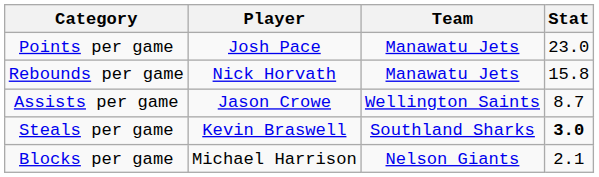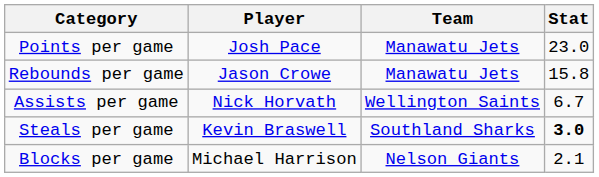(274, 75) Nick Horvath -> (274, 75) Jason Crowe
(274, 103) Jason Crowe -> (274, 103) Nick Horvath
(569, 103) 8.7 -> (569, 103) 6.7
